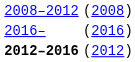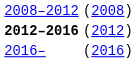rows swapped: (42, 51) <-> (25, 31)
